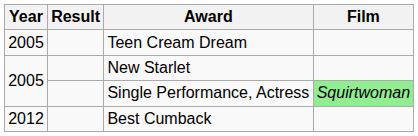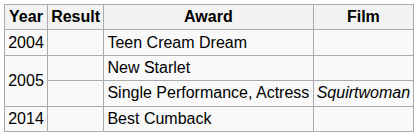(26, 42) 2005 -> (26, 42) 2004
(363, 93) lightgreen background -> (363, 93) no background
(26, 118) 2012 -> (26, 118) 2014
